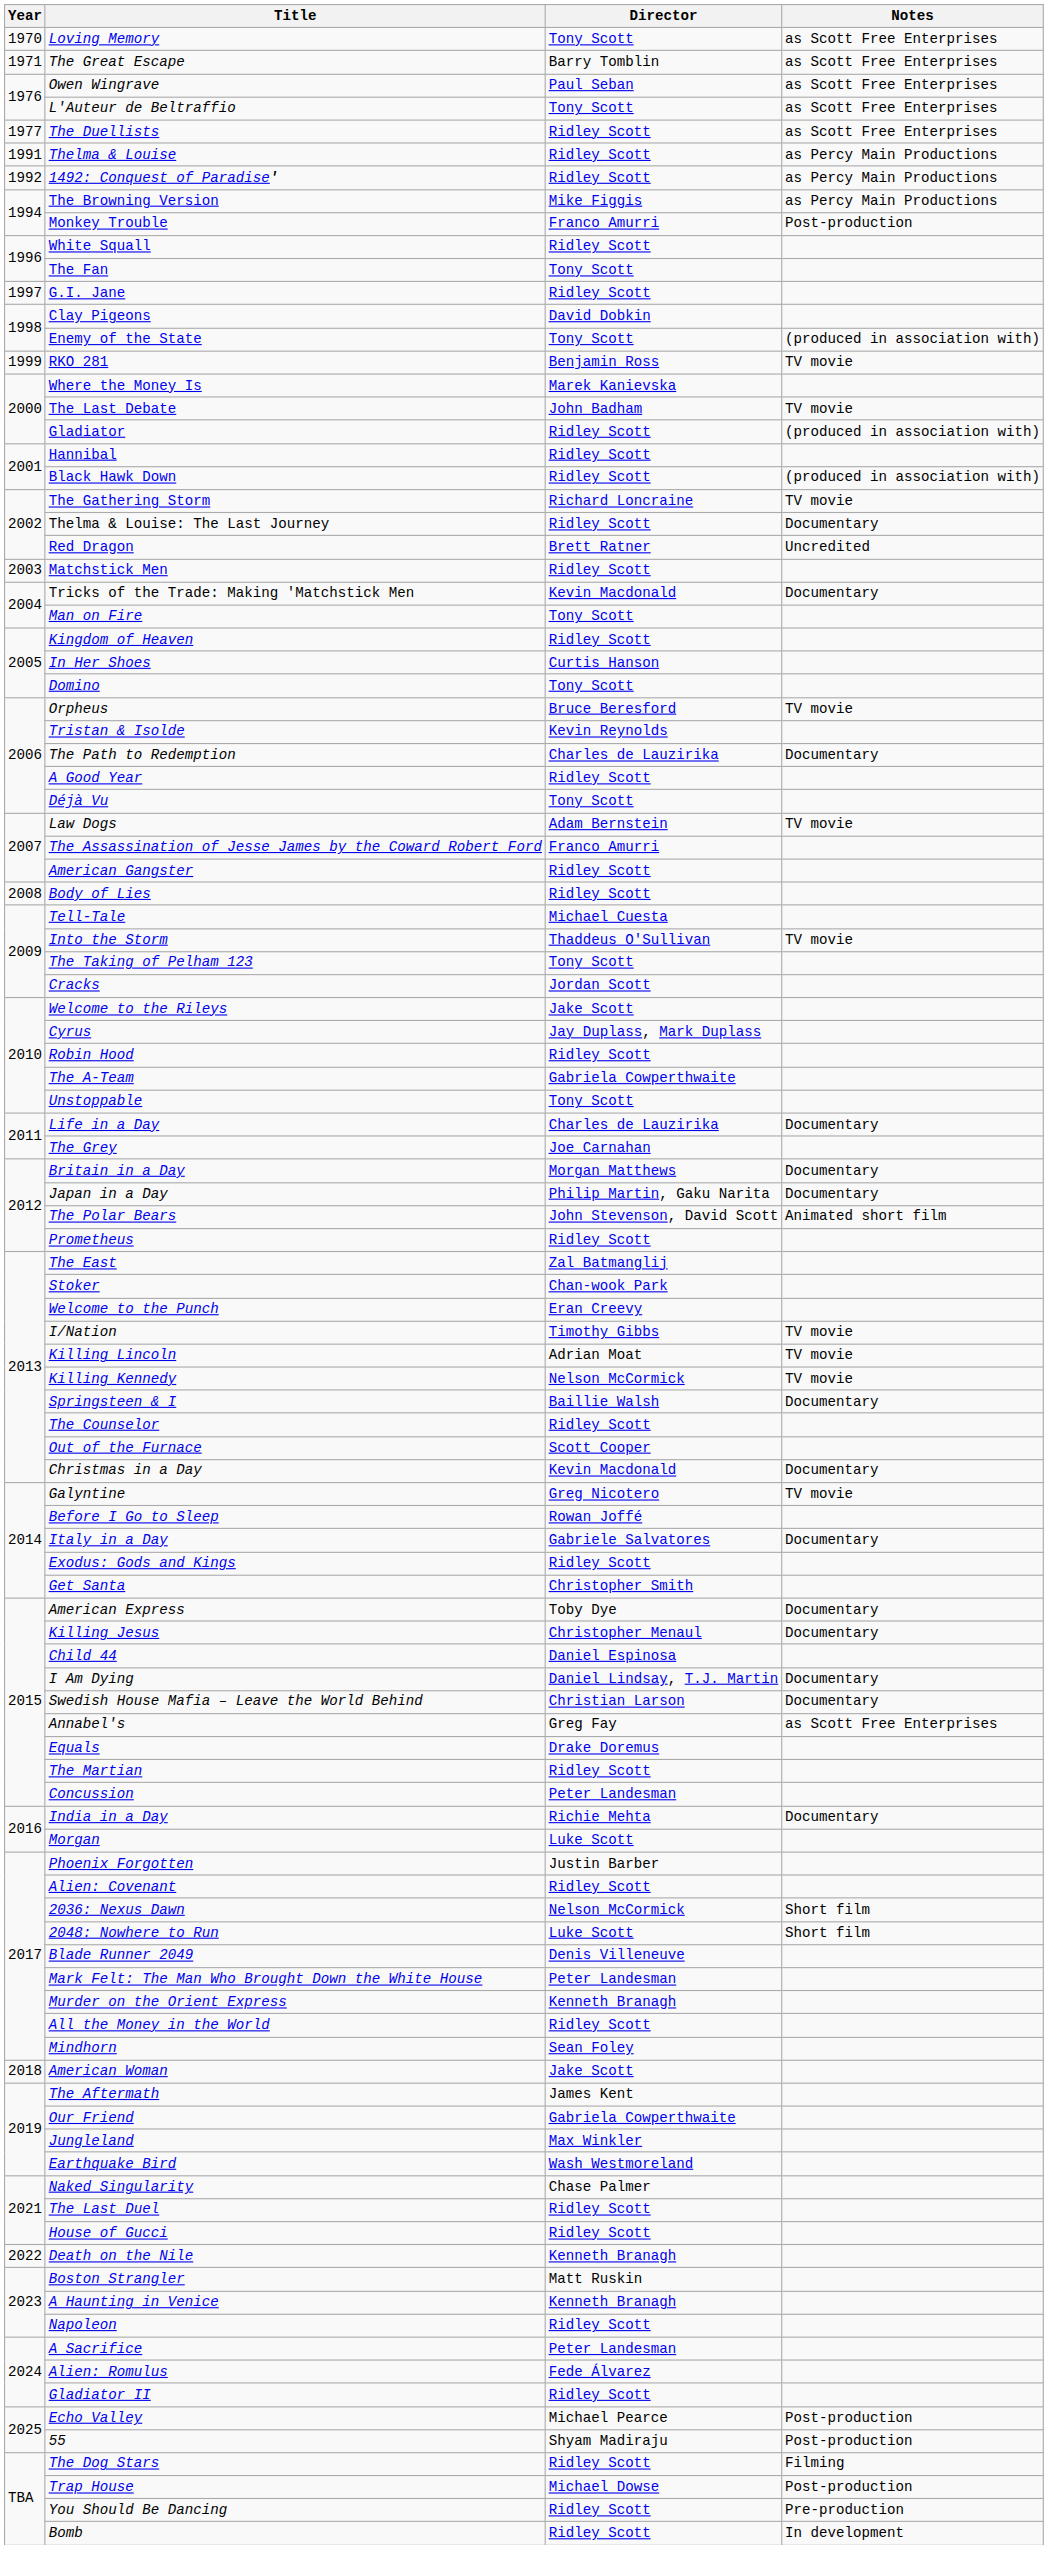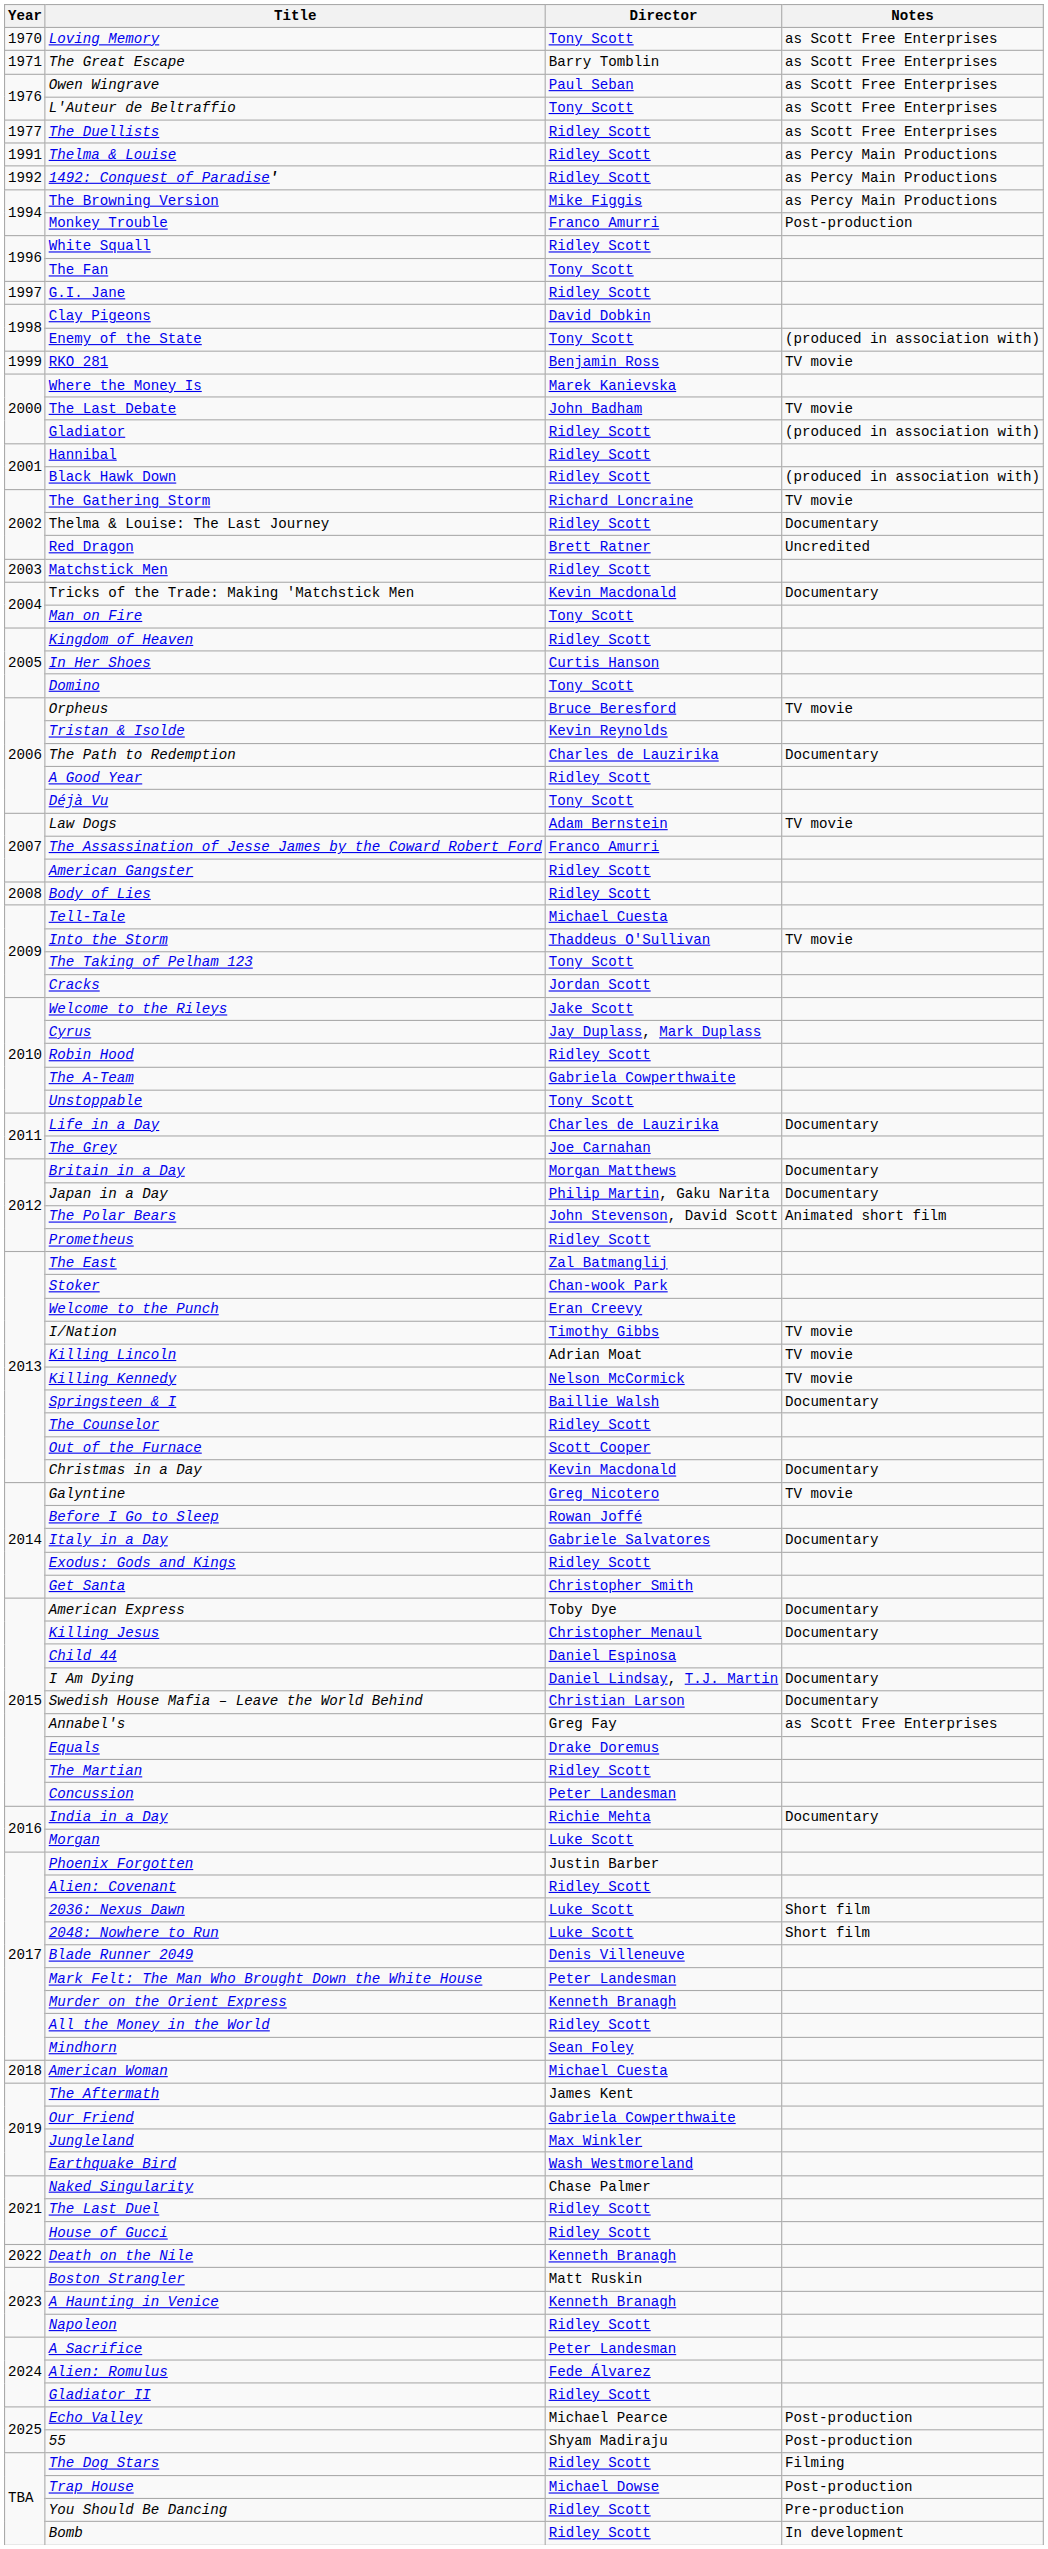(617, 1910) Nelson McCormick -> (591, 1910) Luke Scott
(591, 2071) Jake Scott -> (608, 2071) Michael Cuesta
